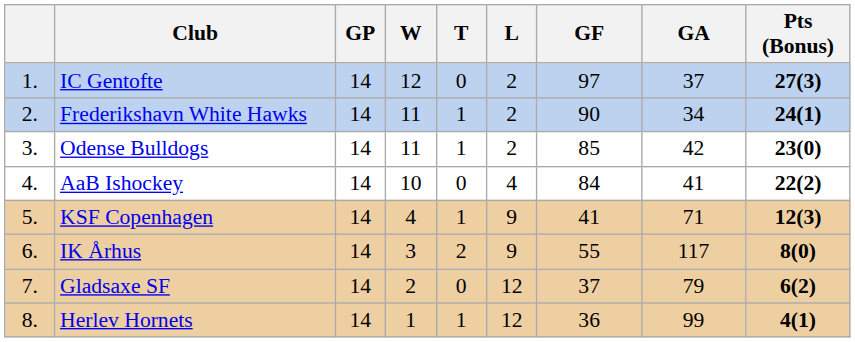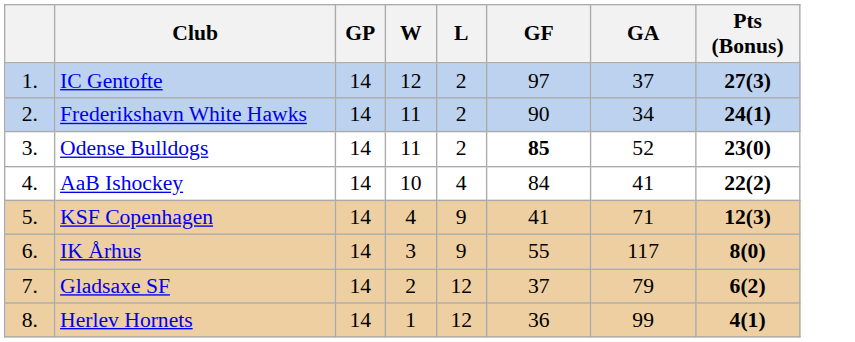- column: (461, 33)
(589, 148) normal -> (539, 148) bold
(694, 148) 42 -> (643, 148) 52
